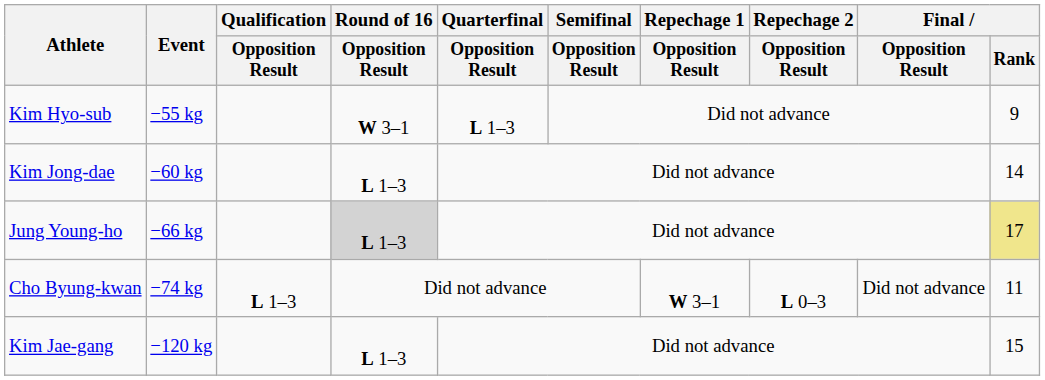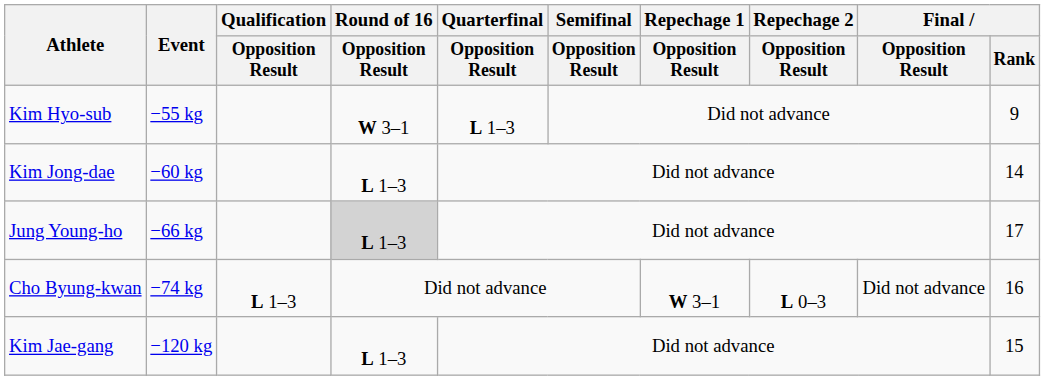(1014, 230) khaki background -> (1014, 230) no background
(1014, 288) 11 -> (1014, 288) 16
